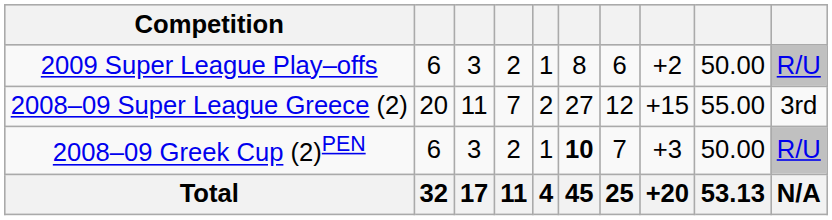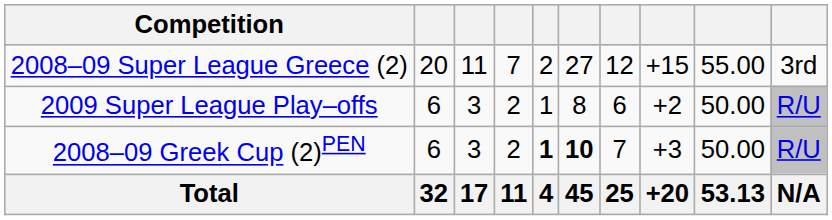rows swapped: (209, 106) <-> (209, 65)
(546, 150) normal -> (546, 150) bold
